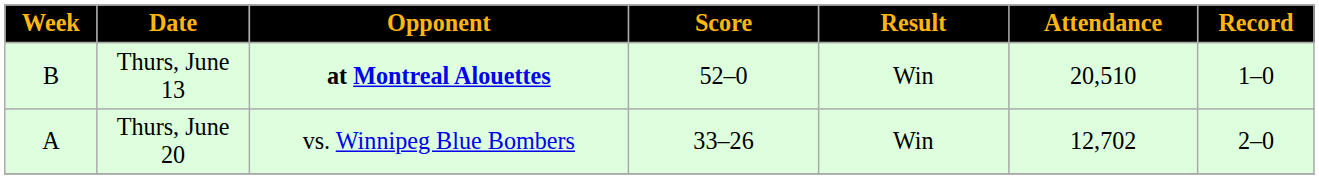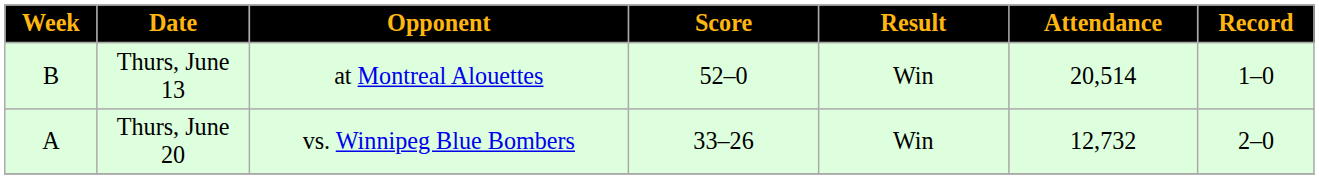(439, 75) bold -> (439, 75) normal
(1103, 75) 20,510 -> (1103, 75) 20,514
(1103, 141) 12,702 -> (1103, 141) 12,732
